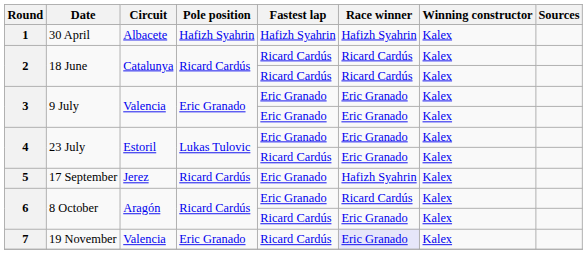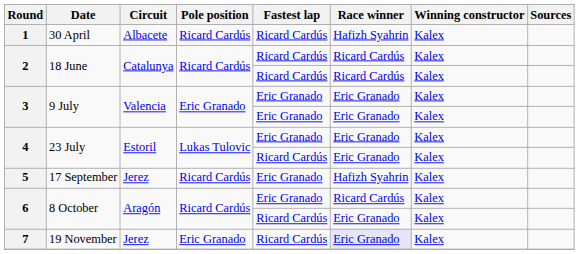(217, 34) Hafizh Syahrin -> (215, 34) Ricard Cardús
(298, 34) Hafizh Syahrin -> (292, 34) Ricard Cardús
(145, 238) Valencia -> (136, 238) Jerez
